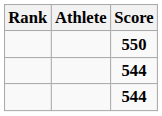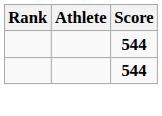- row: (28, 44)
